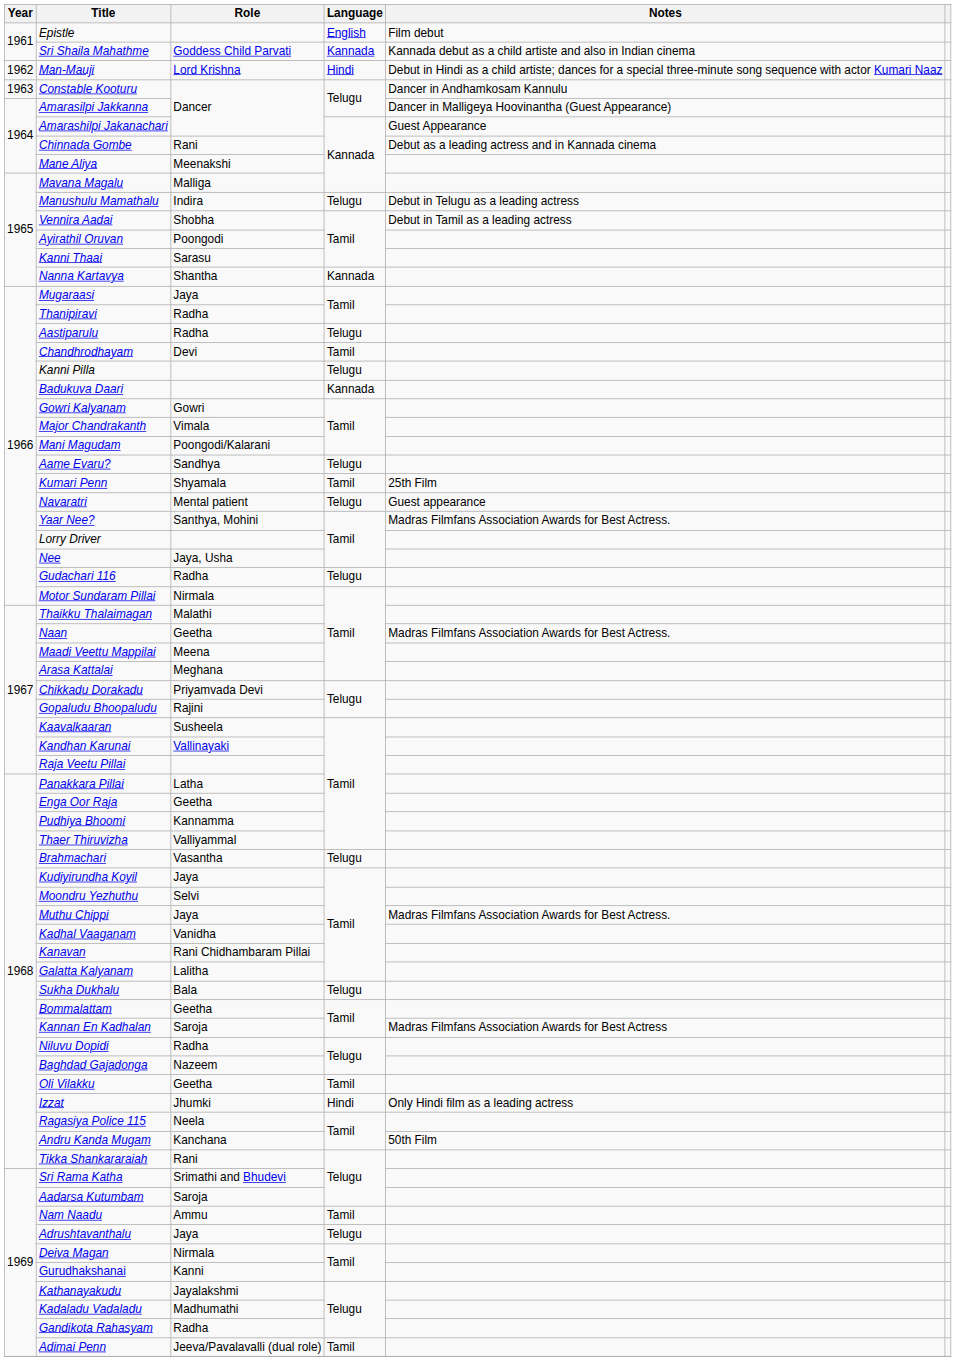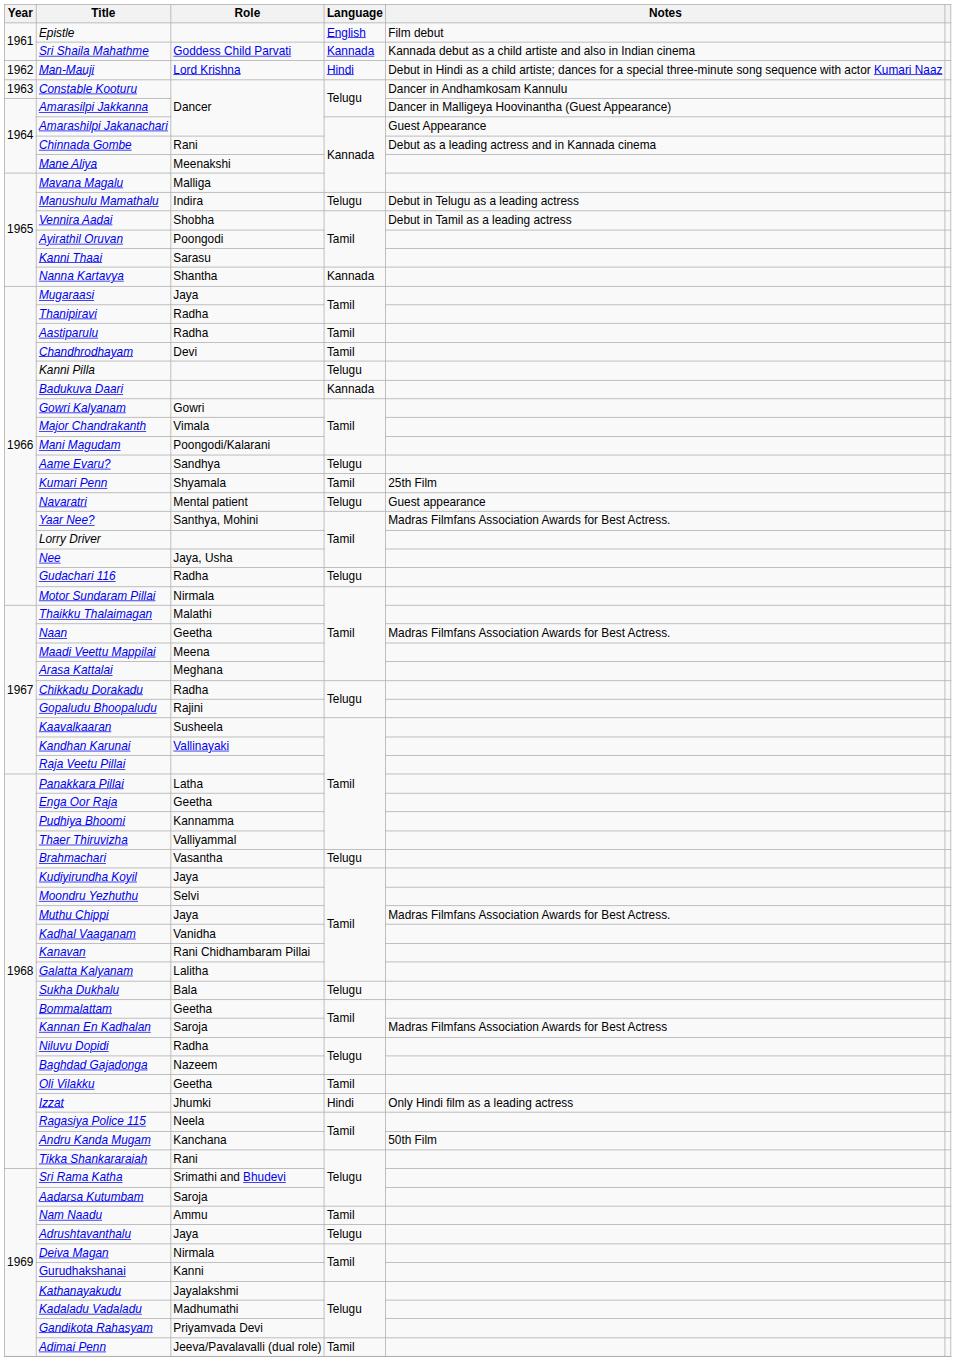(344, 333) Telugu -> (341, 333) Tamil
(218, 689) Priyamvada Devi -> (191, 689) Radha
(191, 1328) Radha -> (218, 1328) Priyamvada Devi
